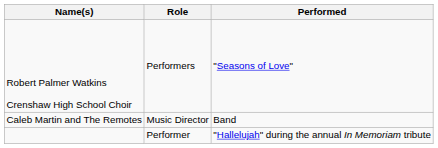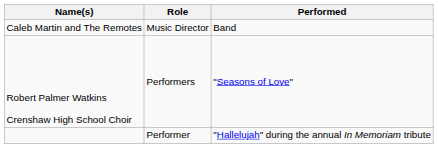rows swapped: (74, 120) <-> (69, 93)
